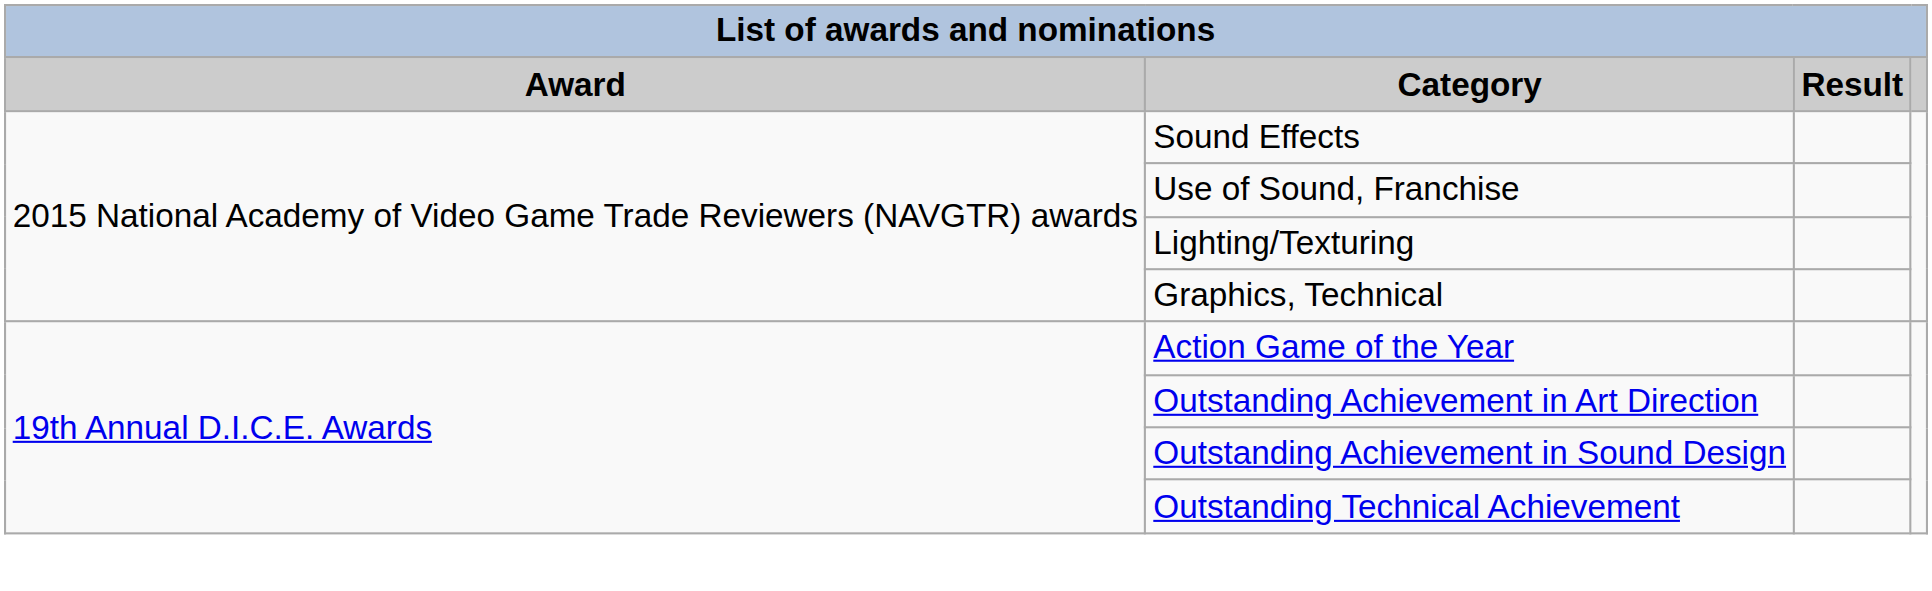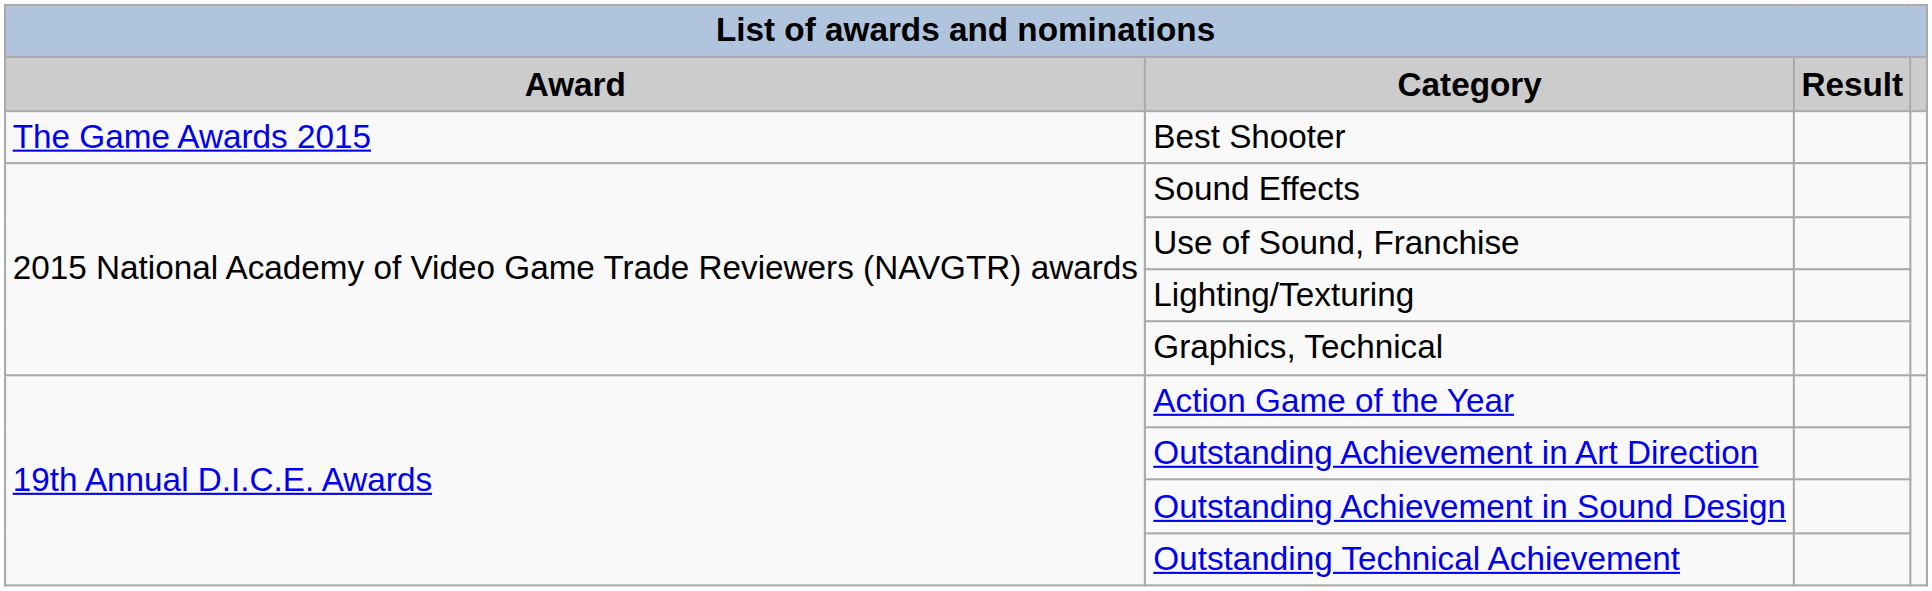+ row: (1249, 136)
